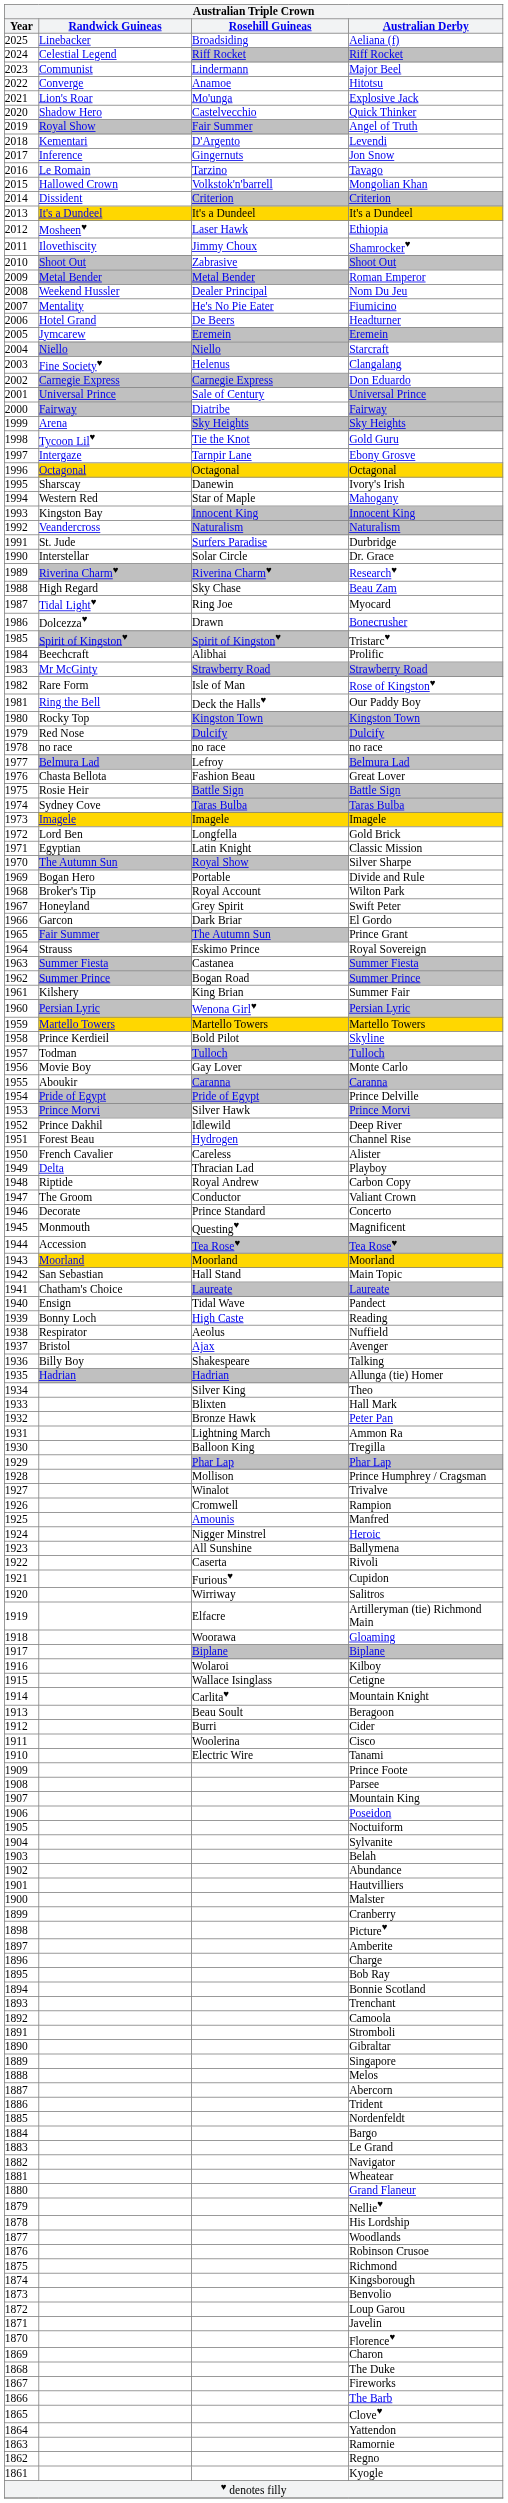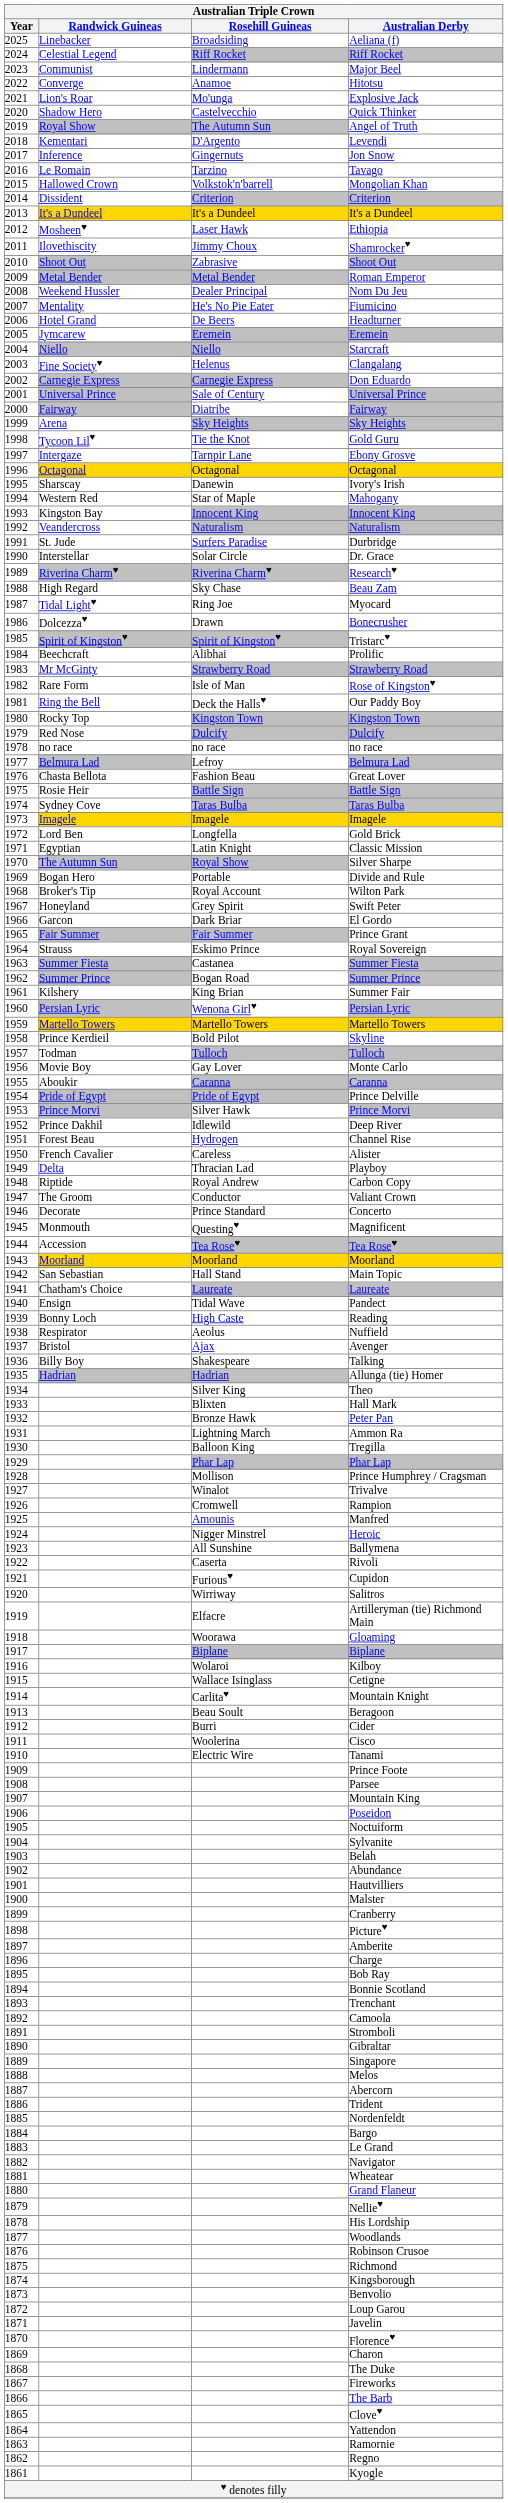(222, 126) Fair Summer -> (231, 126) The Autumn Sun
(231, 934) The Autumn Sun -> (222, 934) Fair Summer
